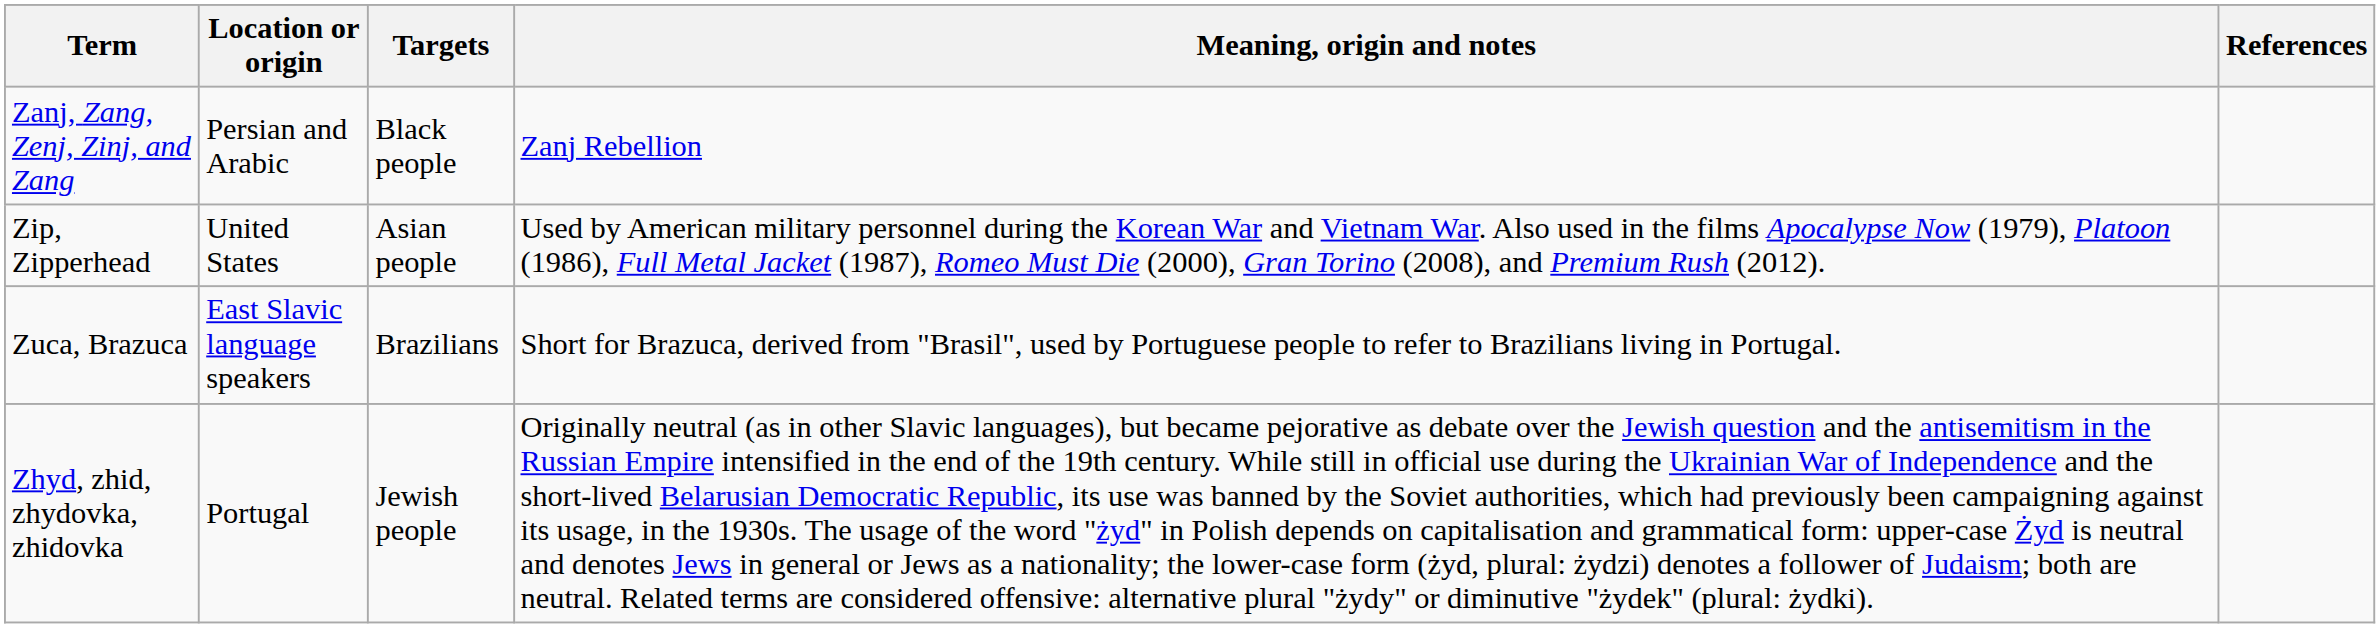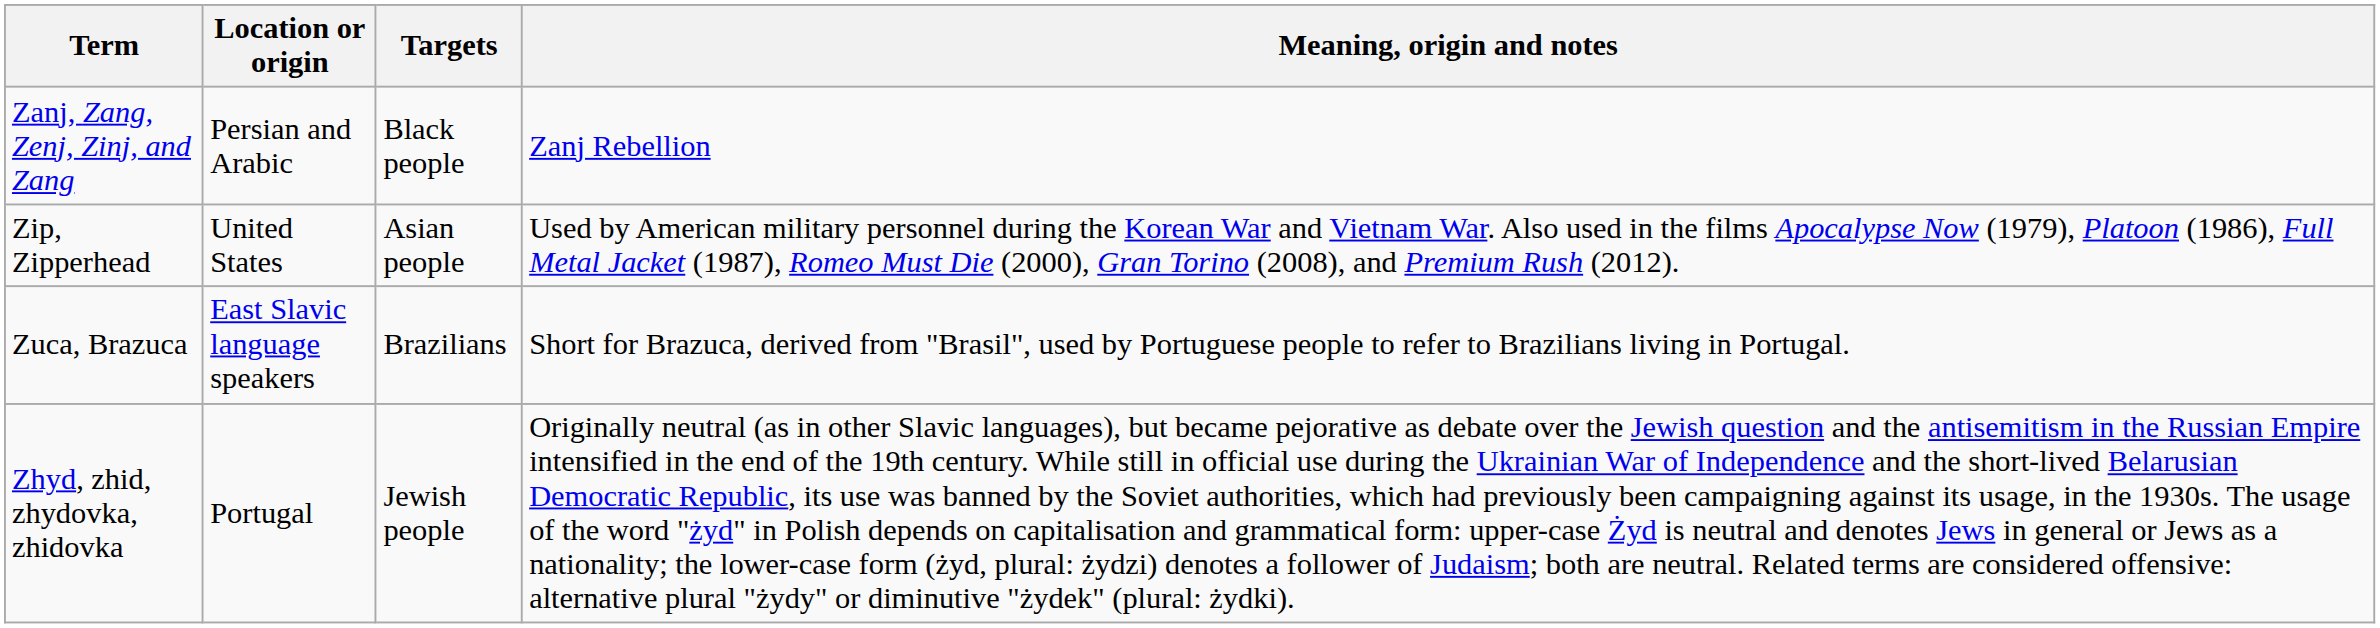- column: (2297, 45)
